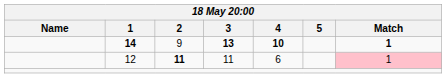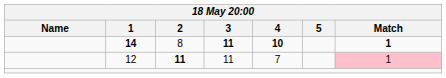(179, 44) 9 -> (180, 44) 8
(228, 44) 13 -> (228, 44) 11
(278, 60) 6 -> (278, 60) 7
